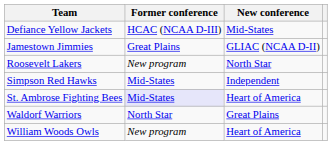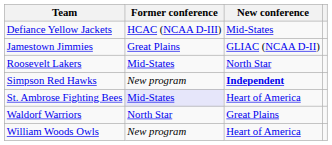(157, 64) New program -> (151, 64) Mid-States
(151, 81) Mid-States -> (157, 81) New program
(253, 81) normal -> (255, 81) bold
